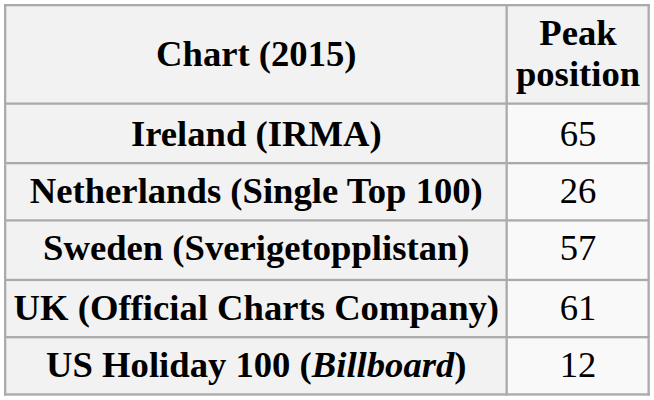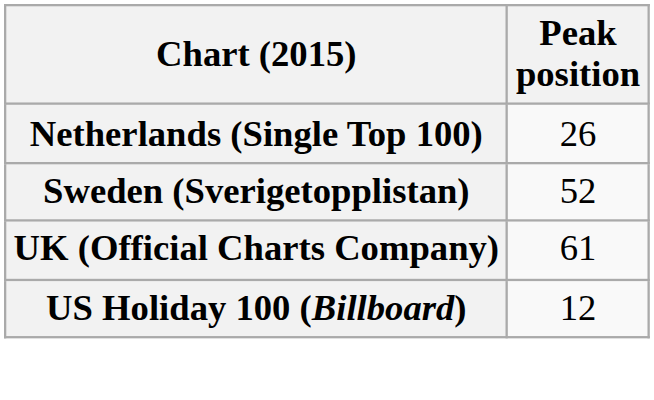- row: (256, 132)
(578, 249) 57 -> (578, 190) 52
